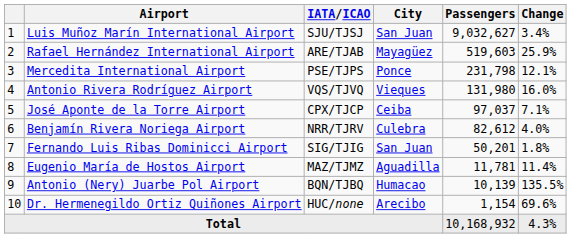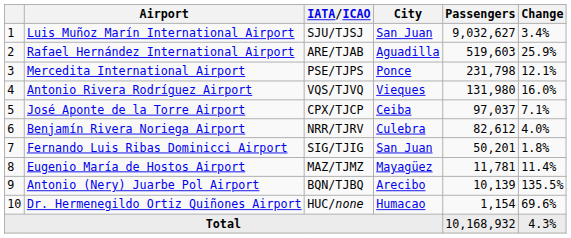(404, 52) Mayagüez -> (408, 52) Aguadilla
(408, 167) Aguadilla -> (404, 167) Mayagüez
(401, 186) Humacao -> (401, 186) Arecibo
(401, 205) Arecibo -> (401, 205) Humacao
